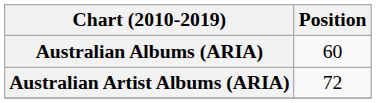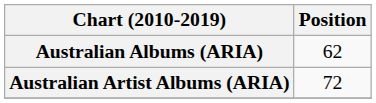(333, 51) 60 -> (333, 51) 62
